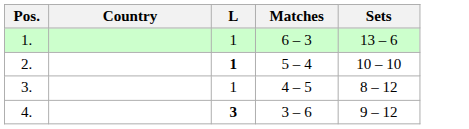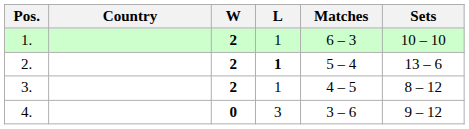+ column: (233, 16)
(379, 40) 13 – 6 -> (423, 40) 10 – 10
(379, 64) 10 – 10 -> (423, 64) 13 – 6
(233, 111) bold -> (278, 111) normal
